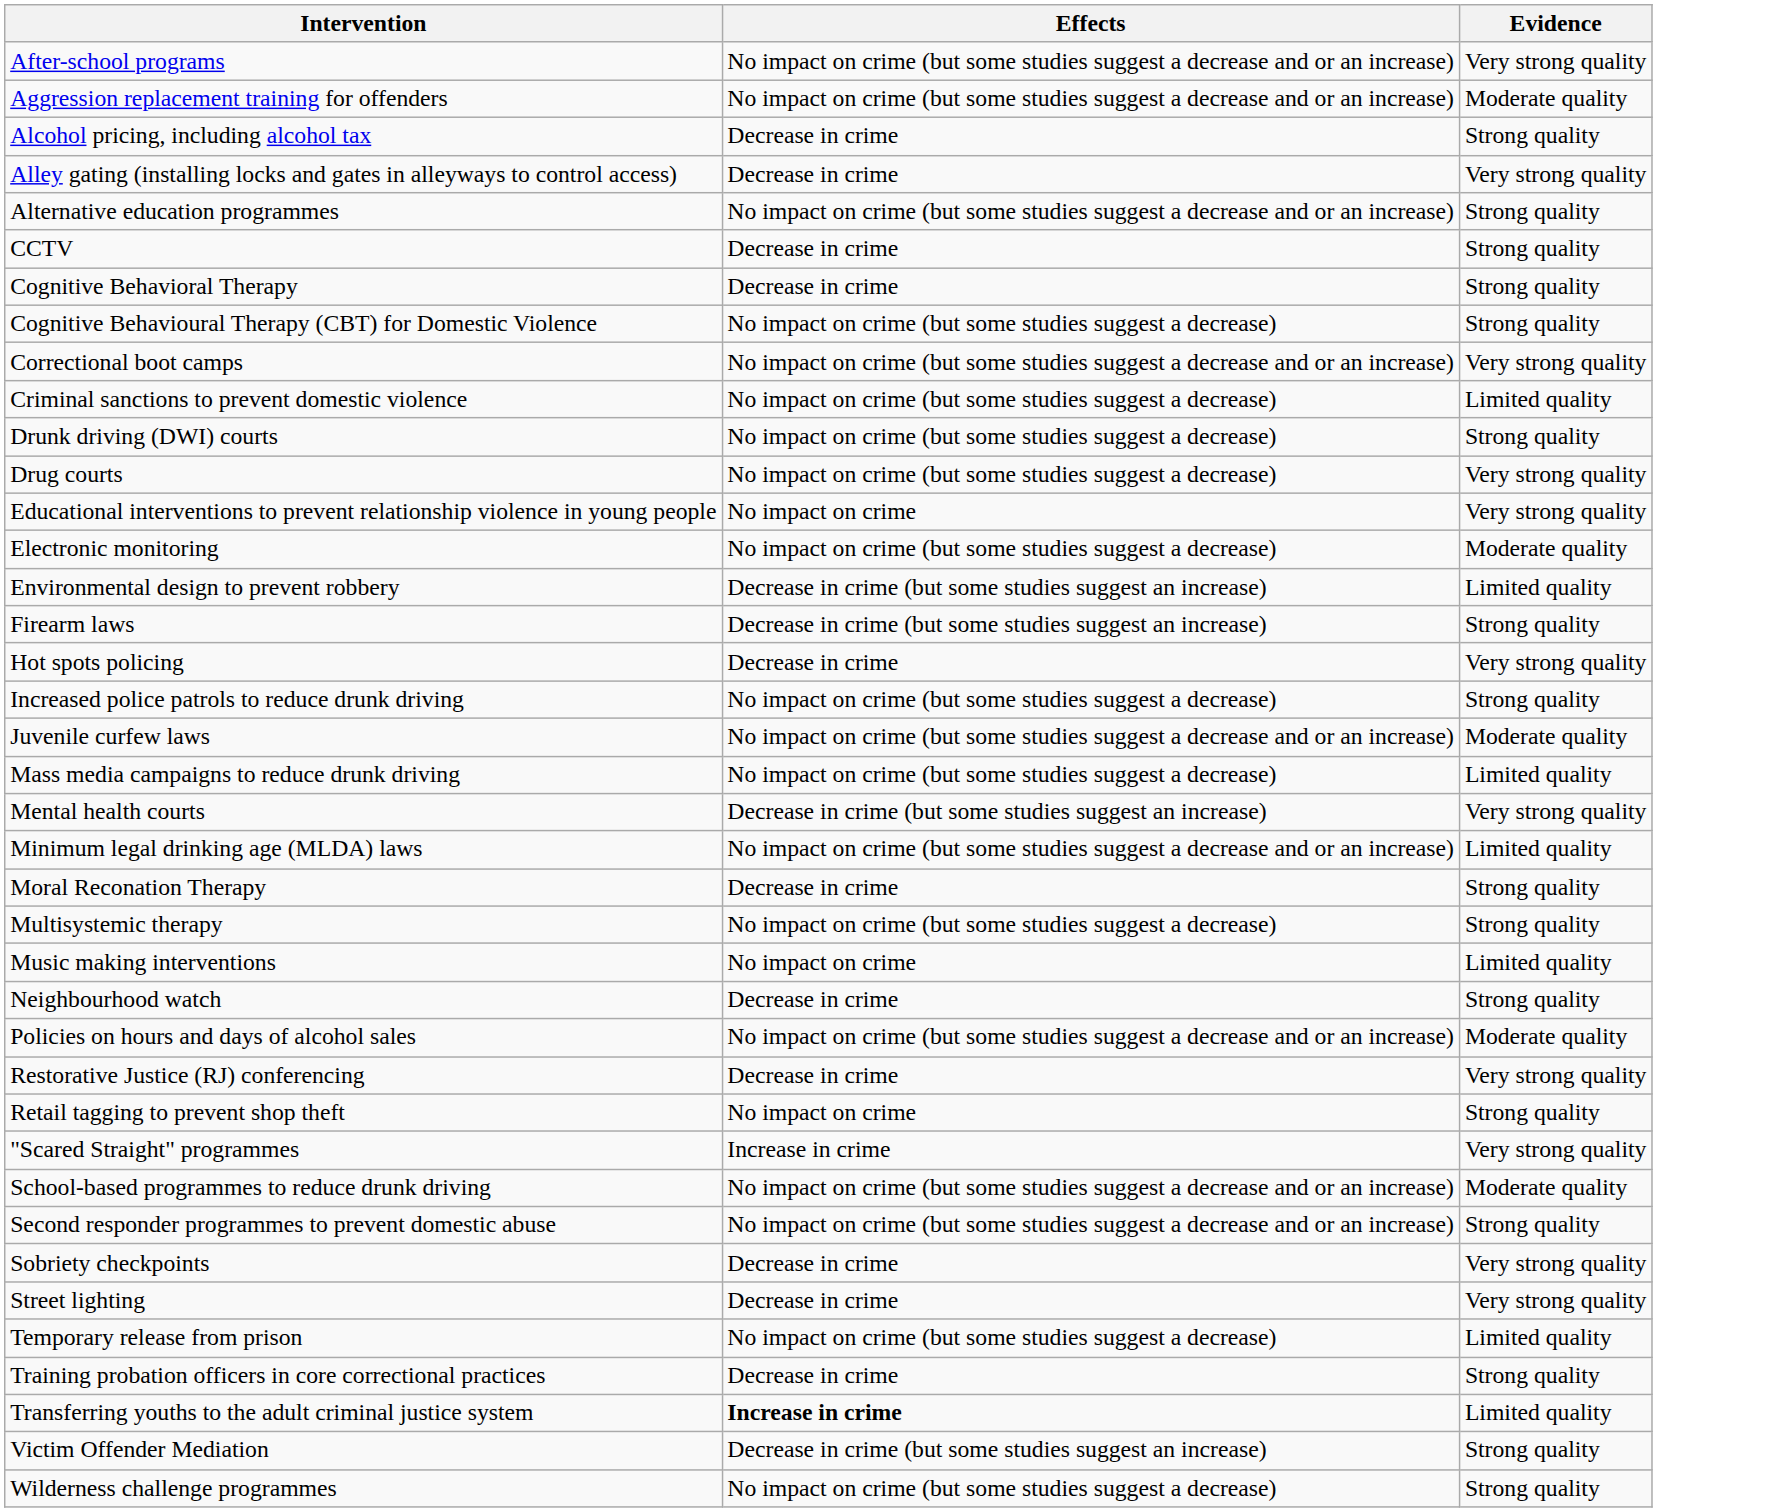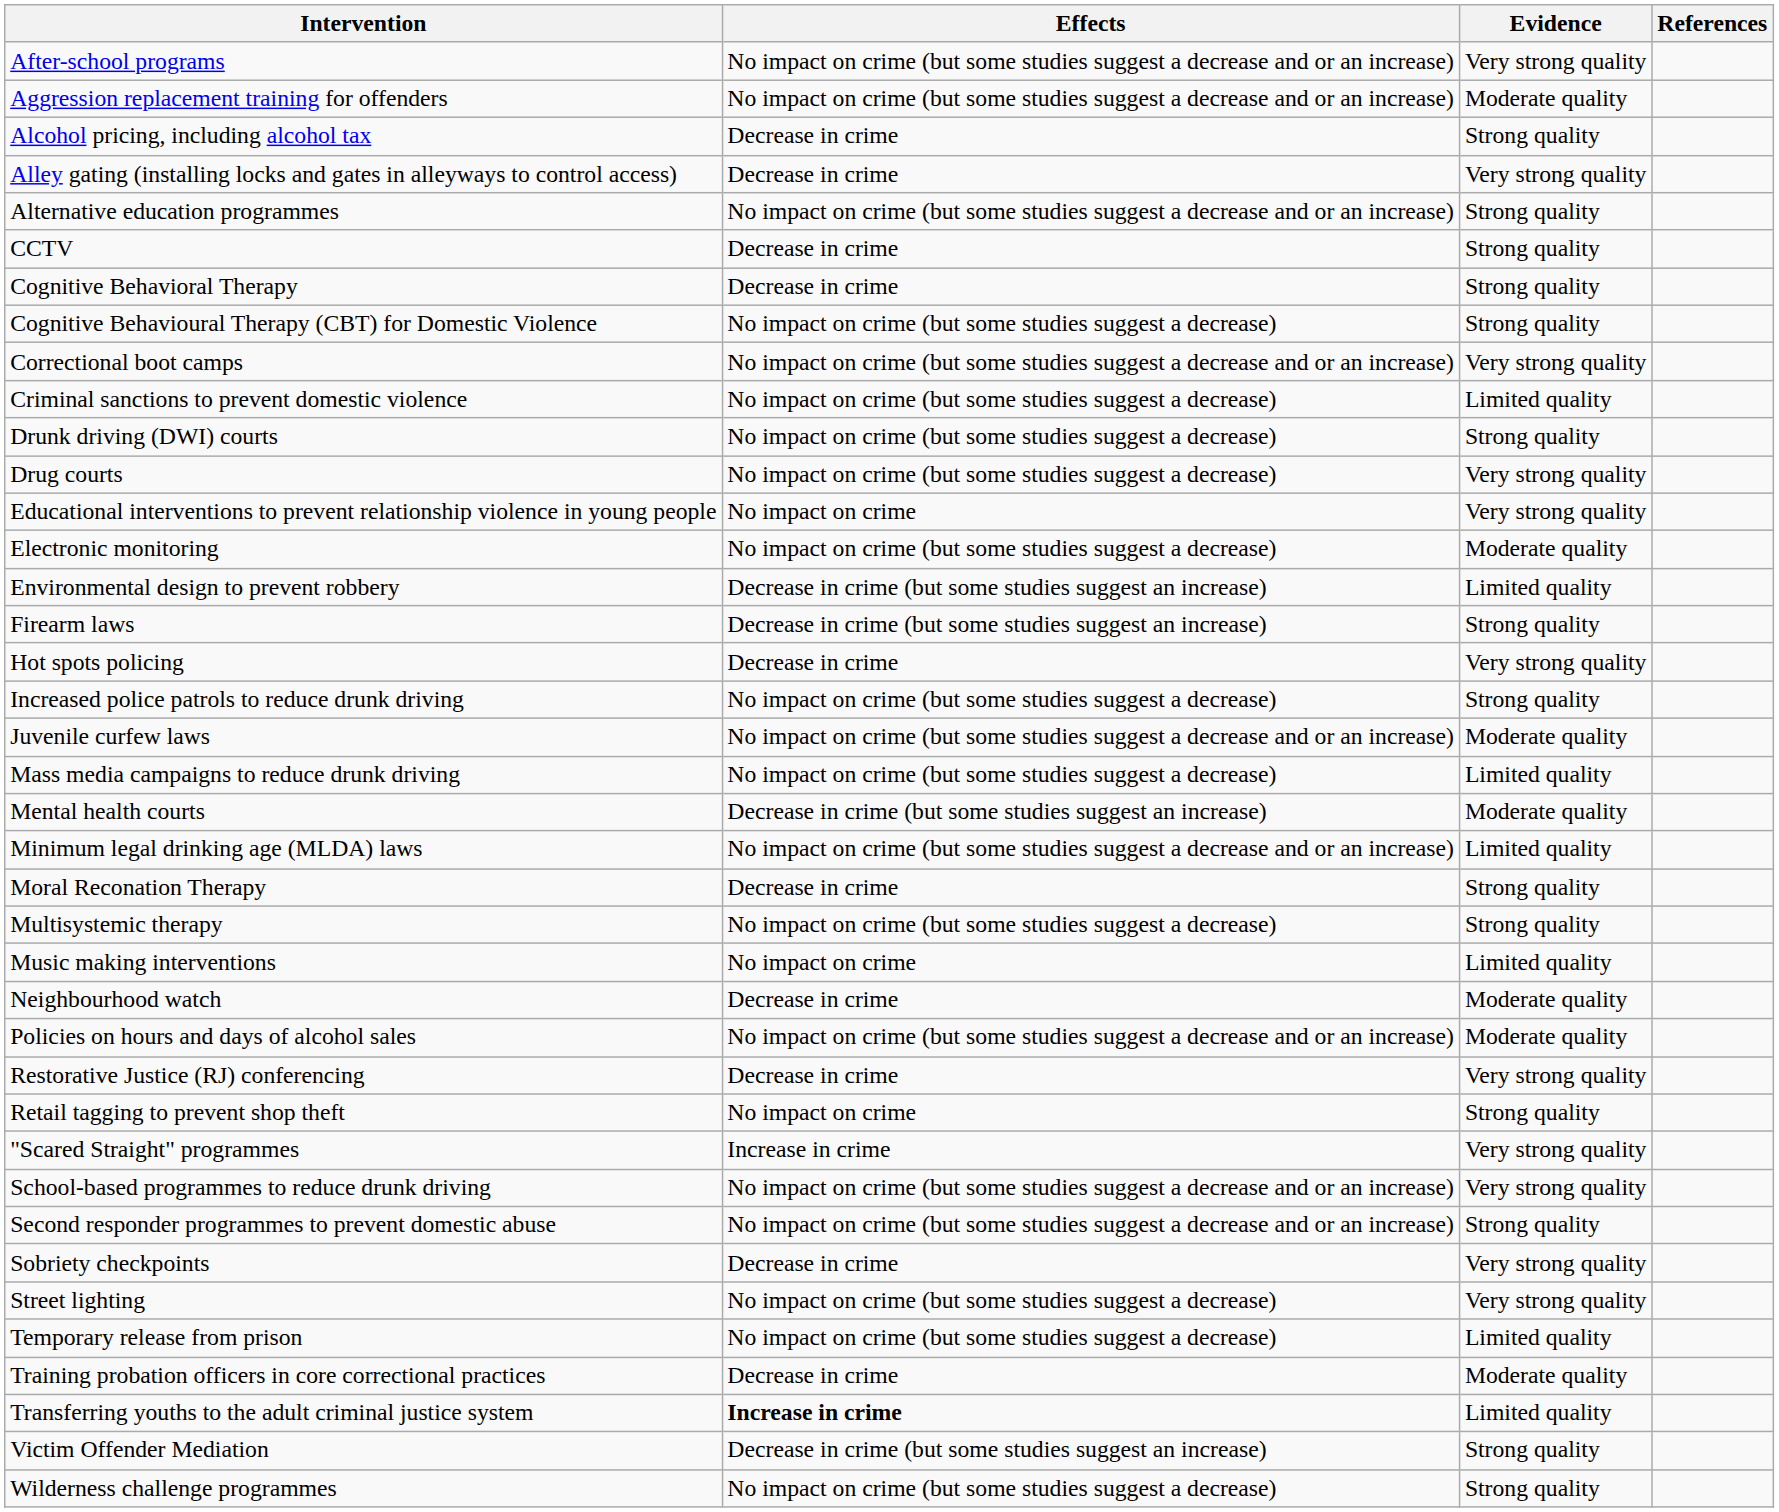+ column: (1712, 23)
(1556, 811) Very strong quality -> (1546, 811) Moderate quality
(1532, 999) Strong quality -> (1546, 999) Moderate quality
(1546, 1187) Moderate quality -> (1556, 1187) Very strong quality
(813, 1300) Decrease in crime -> (1002, 1300) No impact on crime (but some studies suggest a decrease)
(1532, 1375) Strong quality -> (1546, 1375) Moderate quality
